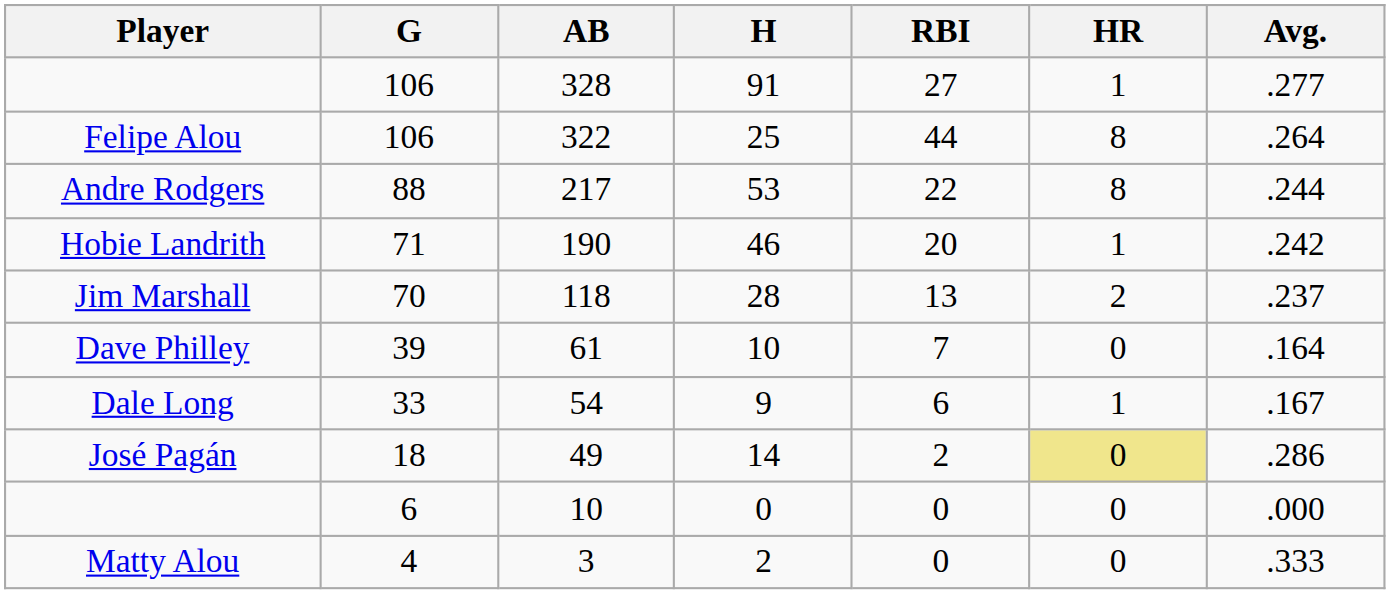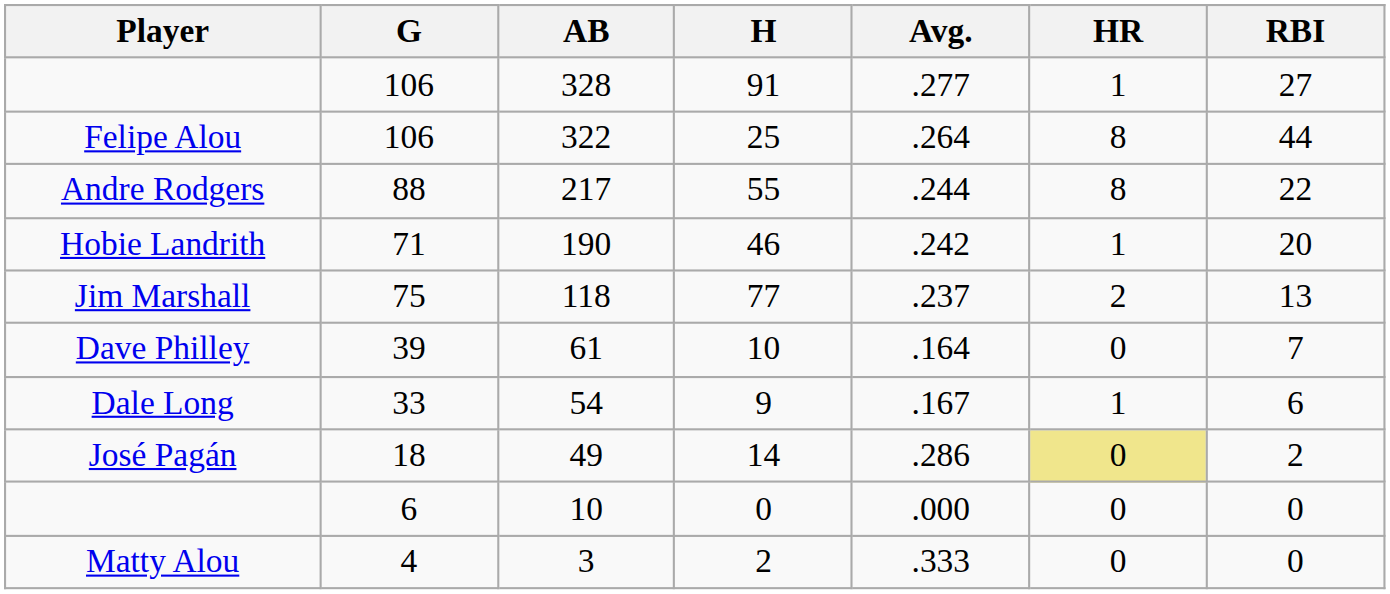columns swapped: (1295, 31) <-> (941, 31)
(763, 190) 53 -> (763, 190) 55
(409, 296) 70 -> (409, 296) 75
(763, 296) 28 -> (763, 296) 77
